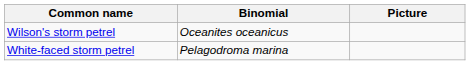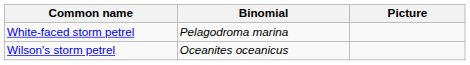rows swapped: (61, 32) <-> (71, 50)
